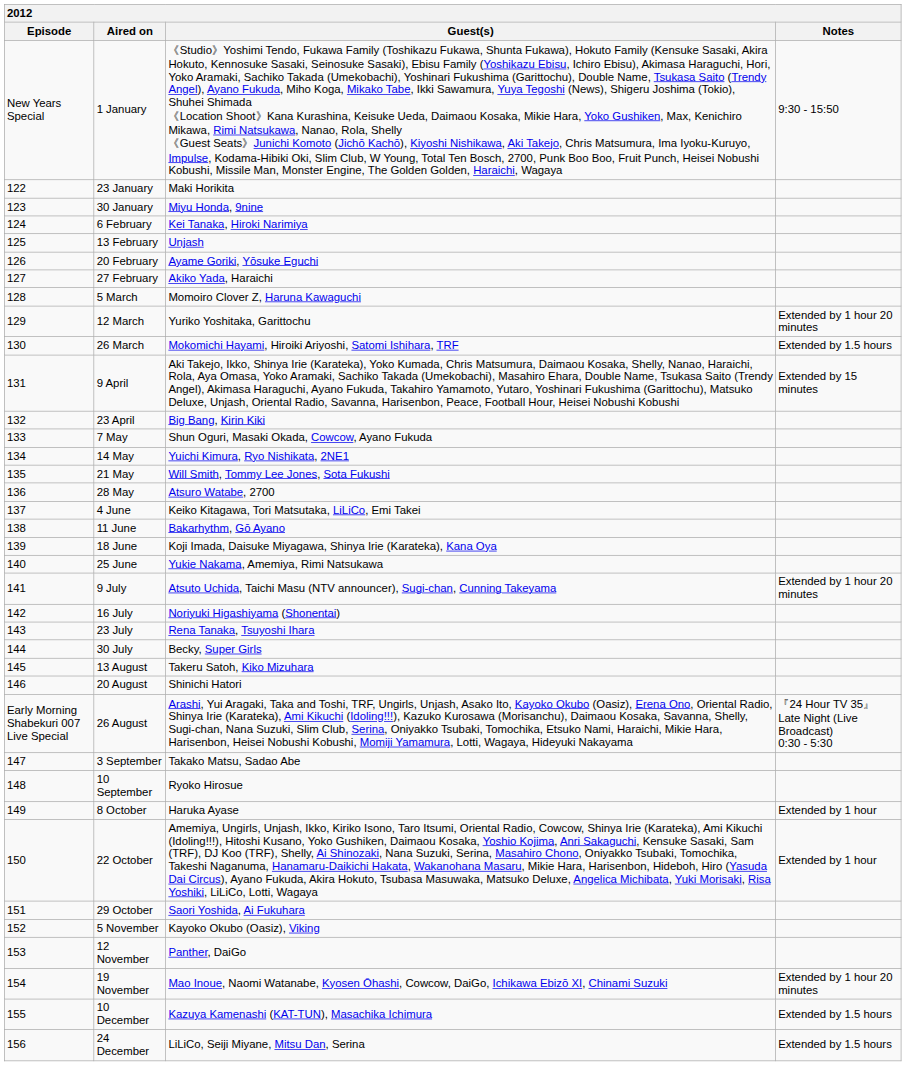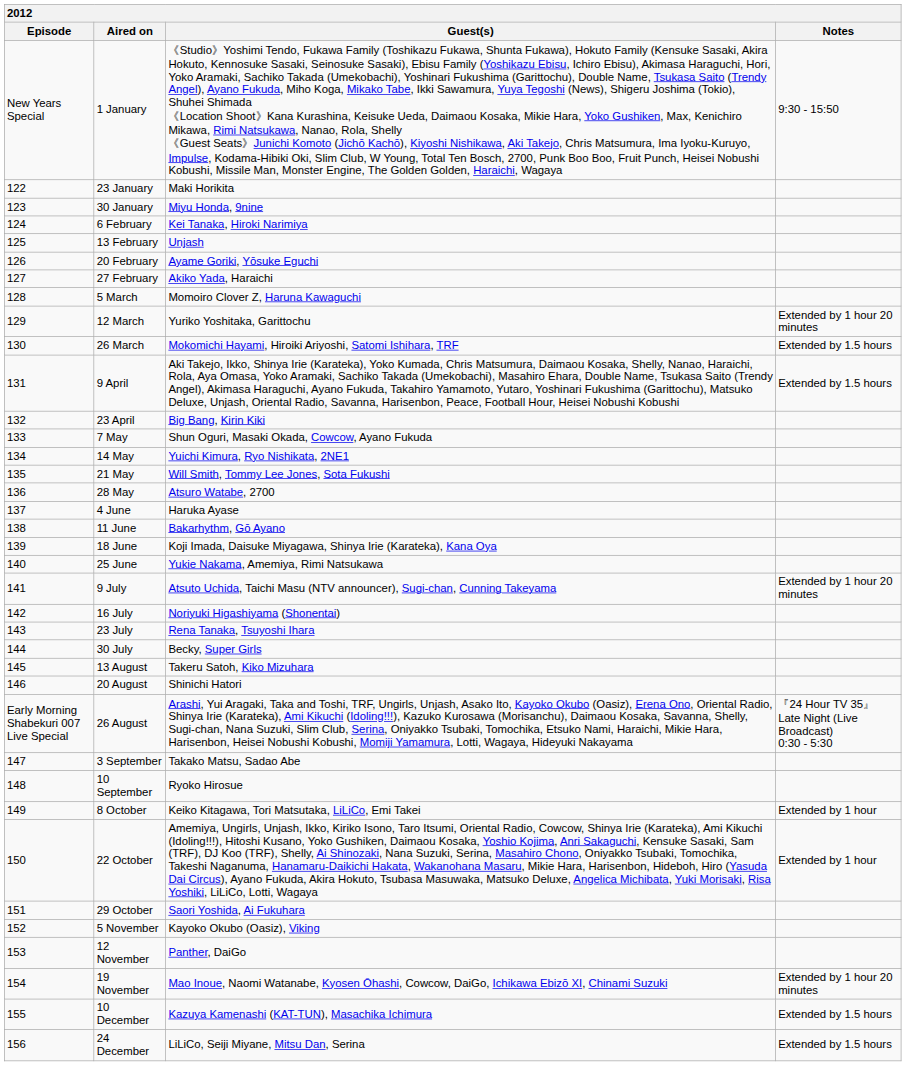(818, 383) Extended by 15 minutes -> (835, 383) Extended by 1.5 hours
(294, 510) Keiko Kitagawa, Tori Matsutaka, LiLiCo, Emi Takei -> (204, 510) Haruka Ayase
(204, 810) Haruka Ayase -> (294, 810) Keiko Kitagawa, Tori Matsutaka, LiLiCo, Emi Takei
